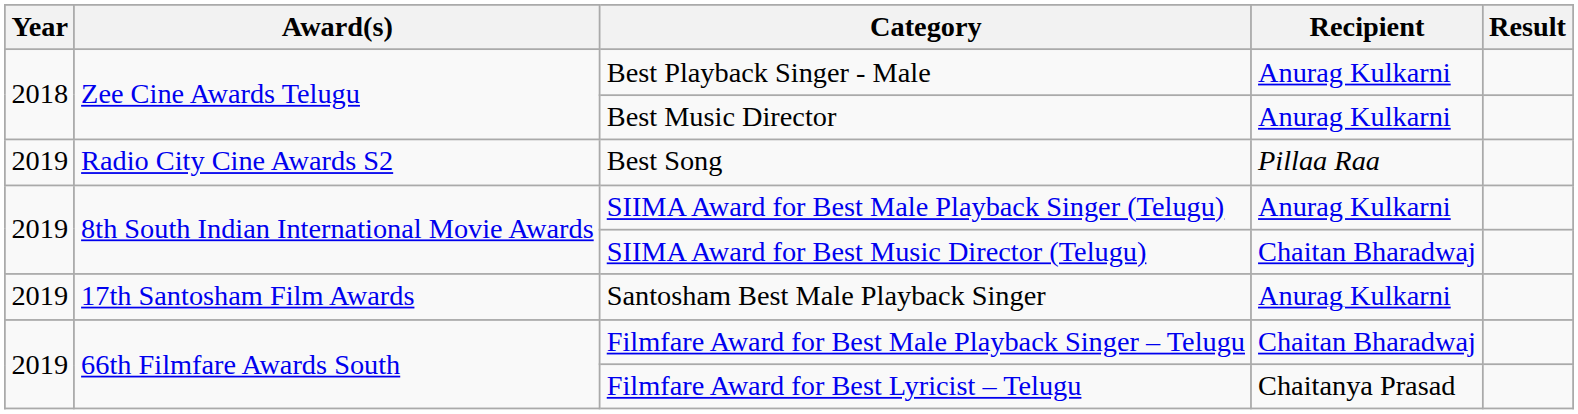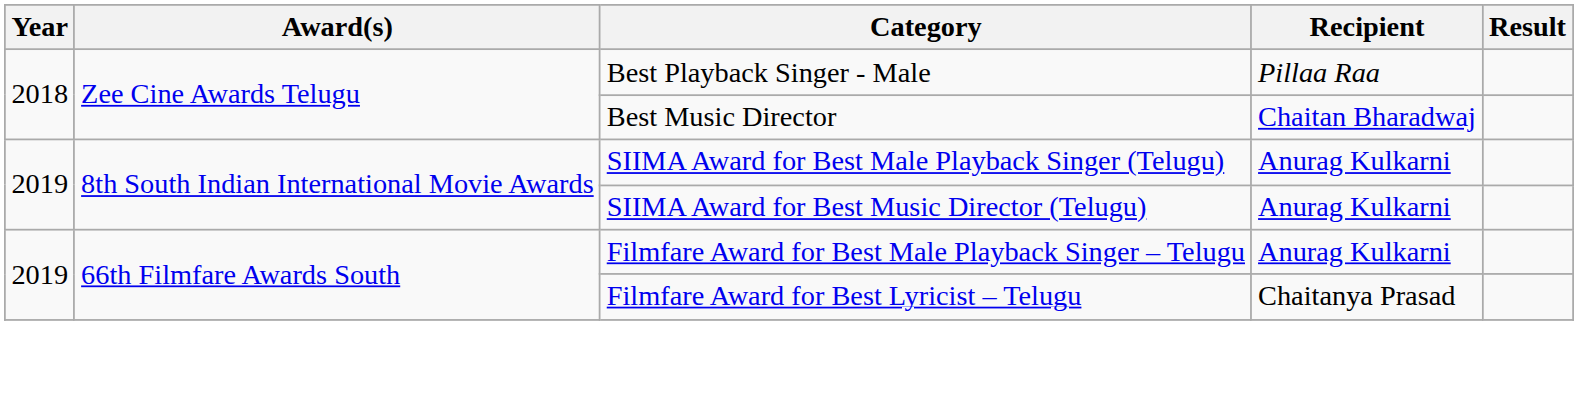(1354, 71) Anurag Kulkarni -> (1319, 71) Pillaa Raa
(1354, 116) Anurag Kulkarni -> (1367, 116) Chaitan Bharadwaj
- row: (665, 161)
(1367, 251) Chaitan Bharadwaj -> (1354, 206) Anurag Kulkarni
- row: (826, 296)
(1367, 341) Chaitan Bharadwaj -> (1354, 251) Anurag Kulkarni
